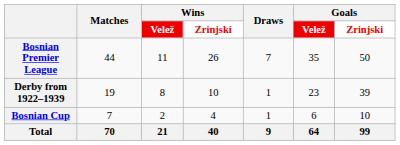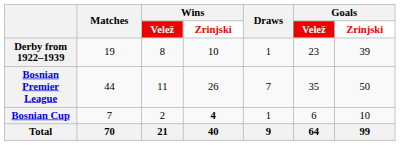rows swapped: (41, 92) <-> (41, 58)
(213, 115) normal -> (213, 115) bold
